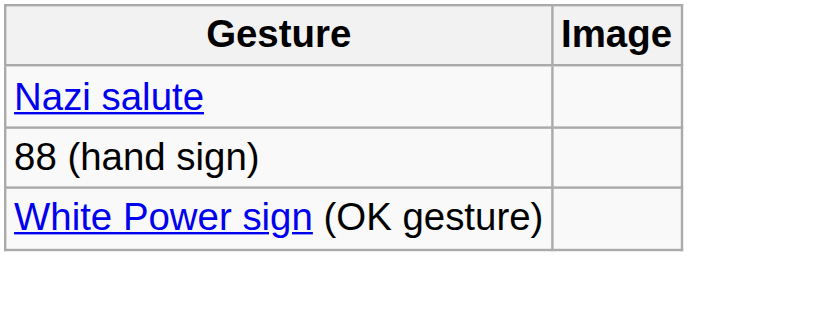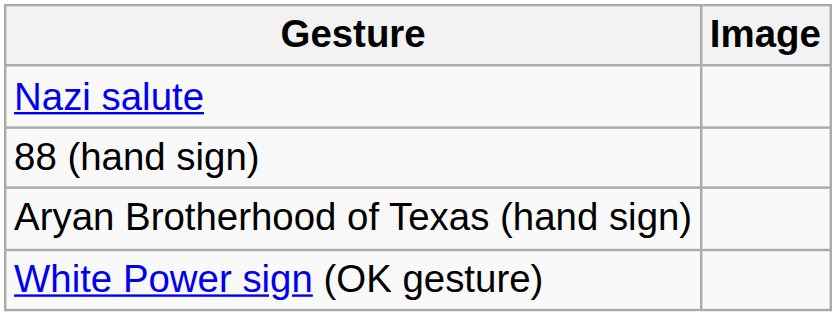+ row: (353, 217)
